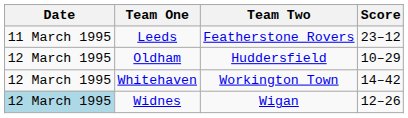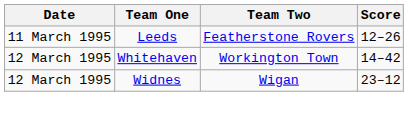(381, 37) 23–12 -> (381, 37) 12–26
- row: (157, 59)
(59, 102) lightblue background -> (59, 80) no background
(381, 102) 12–26 -> (381, 80) 23–12
